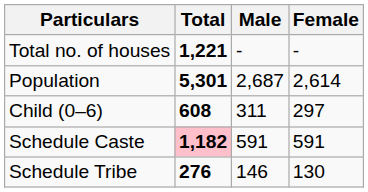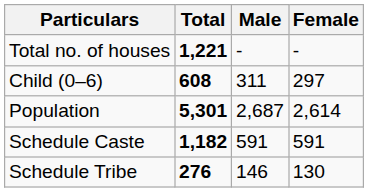rows swapped: (54, 80) <-> (56, 111)
(203, 141) pink background -> (203, 141) no background
